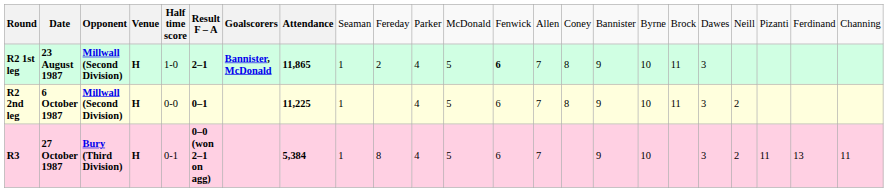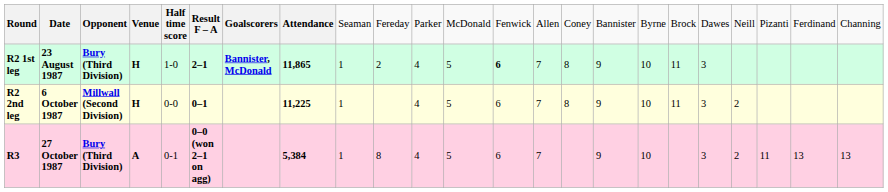(103, 64) Millwall (Second Division) -> (103, 64) Bury (Third Division)
(136, 155) H -> (136, 155) A
(845, 155) 11 -> (846, 155) 13
